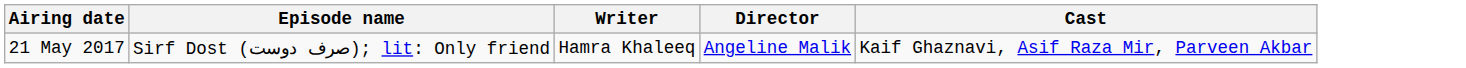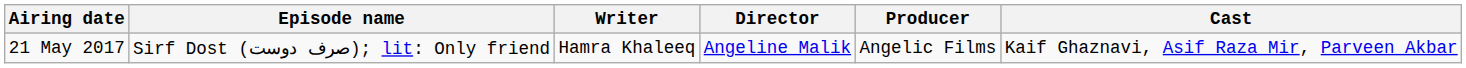+ column: (928, 19)
